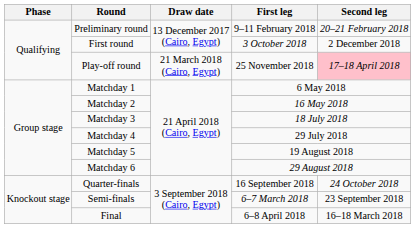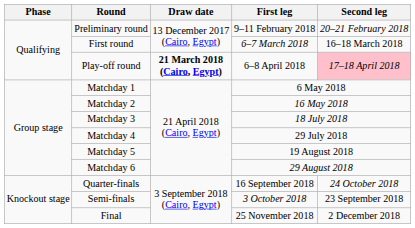(275, 44) 3 October 2018 -> (275, 44) 6–7 March 2018
(364, 44) 2 December 2018 -> (364, 44) 16–18 March 2018
(191, 66) normal -> (191, 66) bold
(275, 66) 25 November 2018 -> (275, 66) 6–8 April 2018
(275, 199) 6–7 March 2018 -> (275, 199) 3 October 2018
(275, 215) 6–8 April 2018 -> (275, 215) 25 November 2018
(364, 215) 16–18 March 2018 -> (364, 215) 2 December 2018
